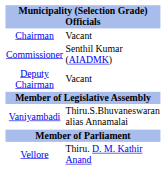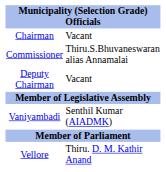(94, 54) Senthil Kumar (AIADMK) -> (113, 54) Thiru.S.Bhuvaneswaran alias Annamalai
(113, 117) Thiru.S.Bhuvaneswaran alias Annamalai -> (94, 117) Senthil Kumar (AIADMK)
